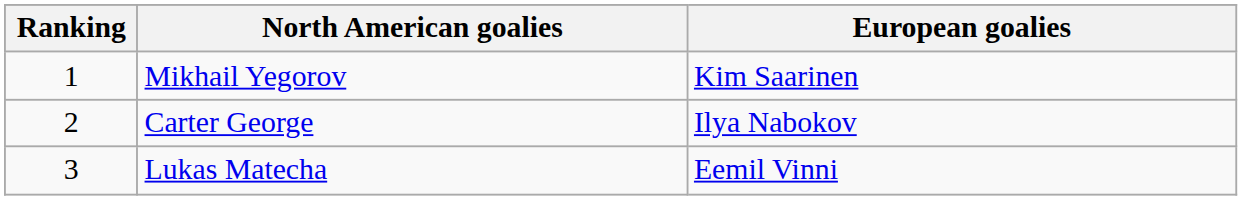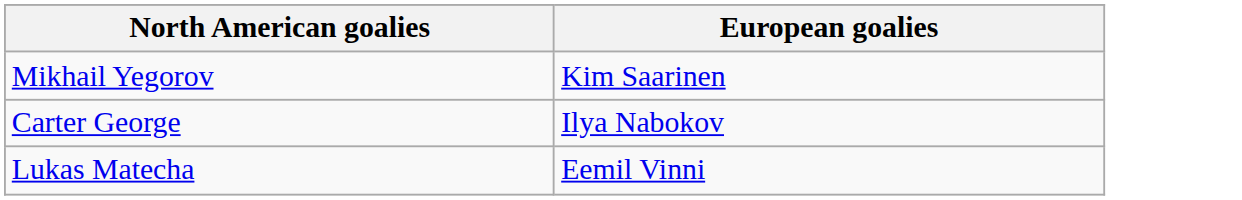- column: (71, 28)
